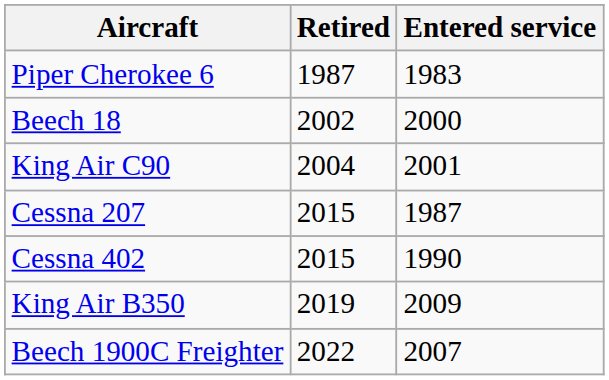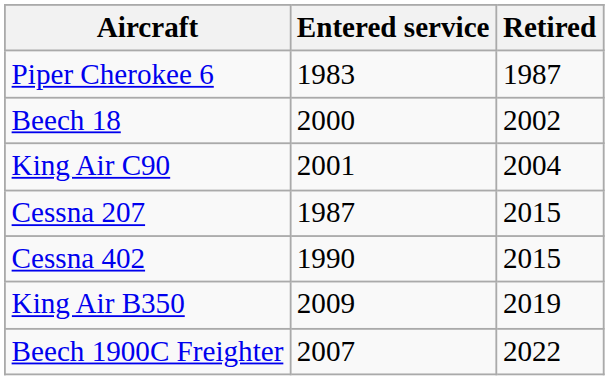columns swapped: (500, 27) <-> (343, 27)
